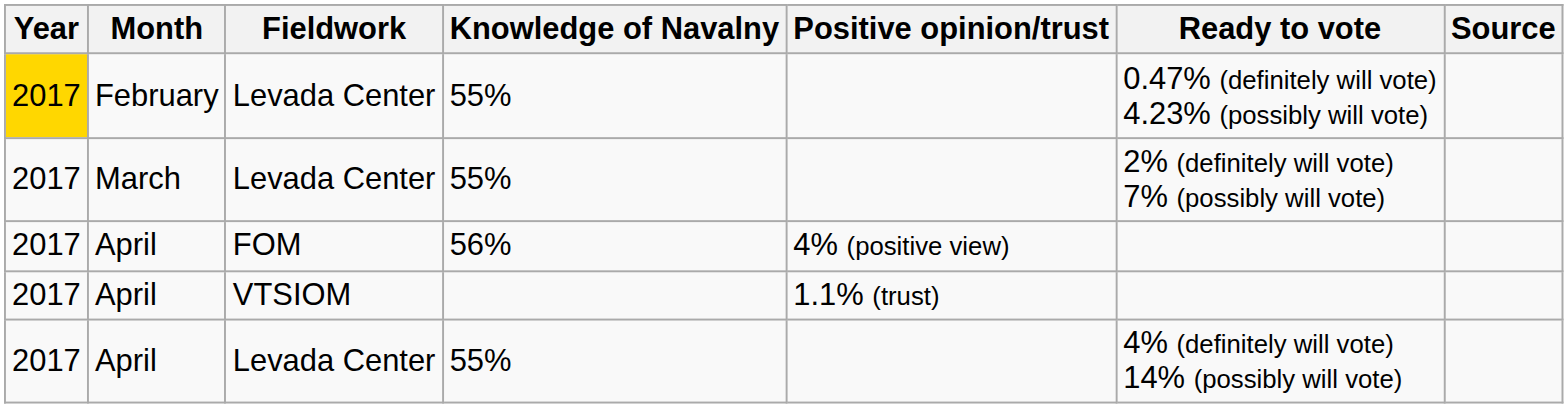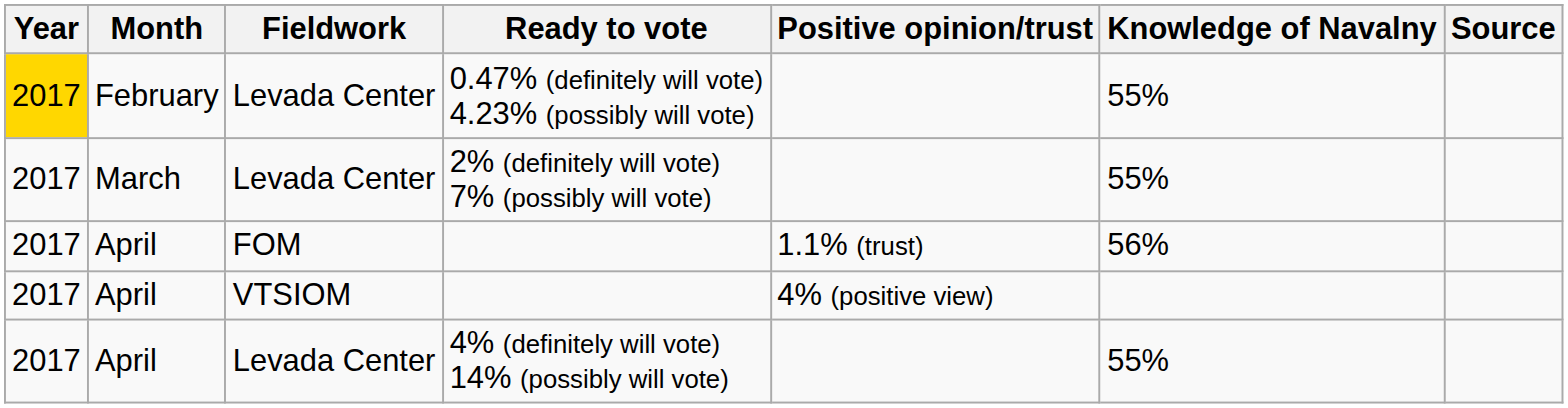columns swapped: (614, 28) <-> (1280, 28)
(901, 245) 4% (positive view) -> (850, 245) 1.1% (trust)
(866, 294) 1.1% (trust) -> (885, 294) 4% (positive view)
